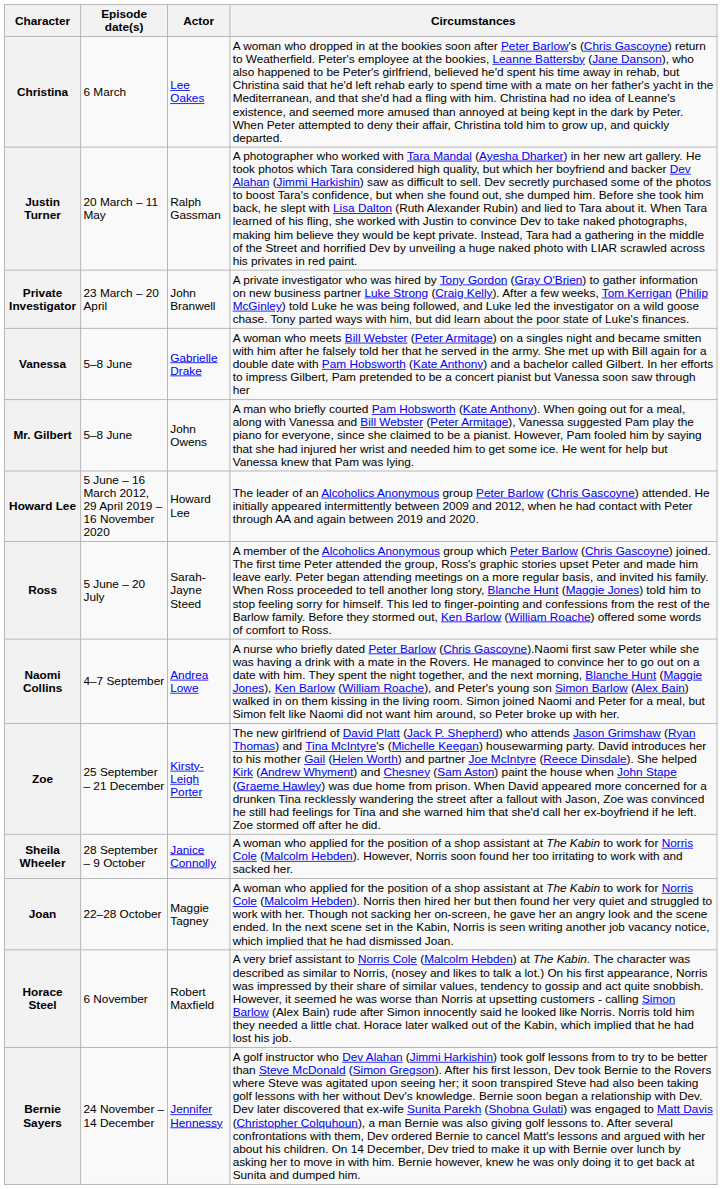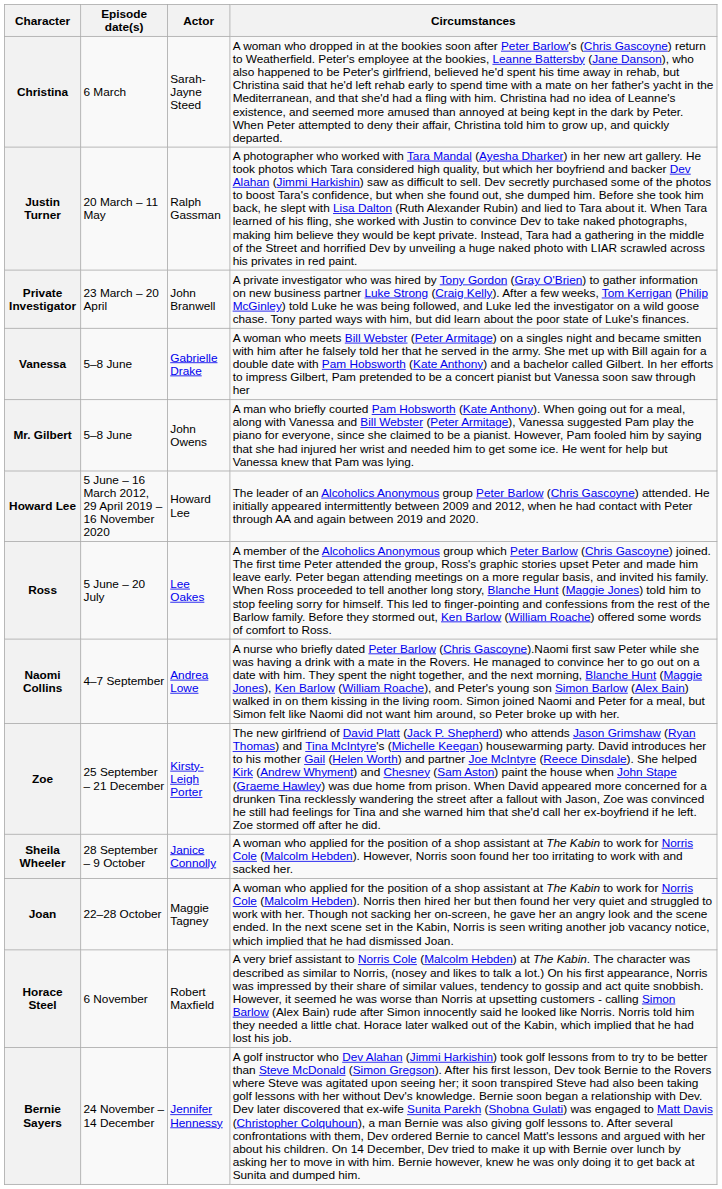(187, 92) Lee Oakes -> (188, 92) Sarah-Jayne Steed
(188, 591) Sarah-Jayne Steed -> (187, 591) Lee Oakes
